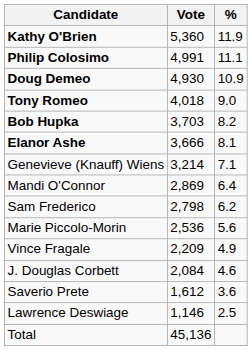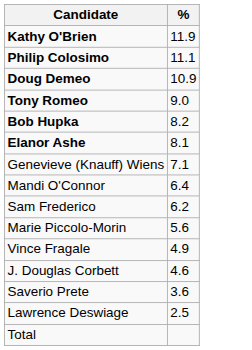- column: (191, 15)
